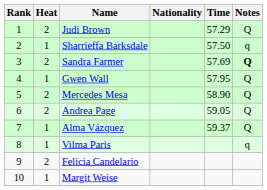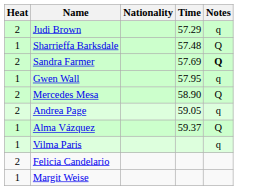- column: (19, 12)
(247, 29) Q -> (218, 29) q
(219, 45) 57.50 -> (189, 45) 57.48
(247, 45) q -> (218, 45) Q
(247, 78) Q -> (218, 78) q
(247, 111) Q -> (218, 111) q
